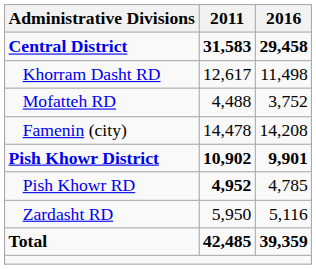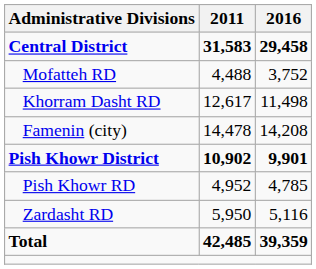rows swapped: (92, 74) <-> (69, 102)
(232, 185) bold -> (232, 185) normal
